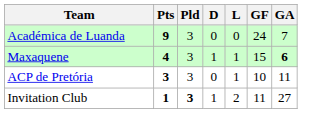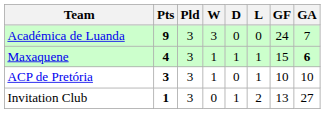+ column: (214, 14)
(285, 77) 11 -> (307, 77) 10
(190, 98) bold -> (190, 98) normal
(260, 98) 11 -> (282, 98) 13
